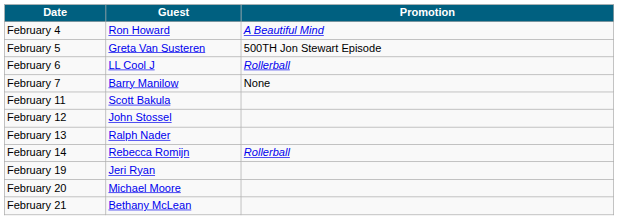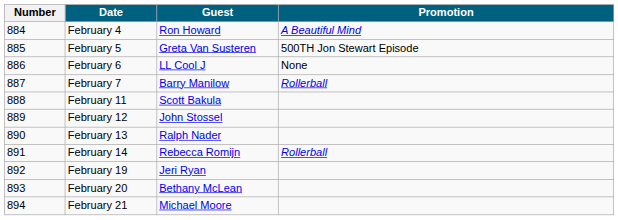+ column: (35, 13)
(267, 65) Rollerball -> (294, 65) None
(257, 83) None -> (304, 83) Rollerball
(145, 188) Michael Moore -> (201, 188) Bethany McLean
(150, 205) Bethany McLean -> (195, 205) Michael Moore
